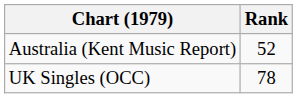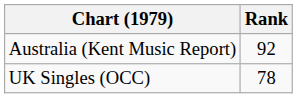(266, 48) 52 -> (266, 48) 92
